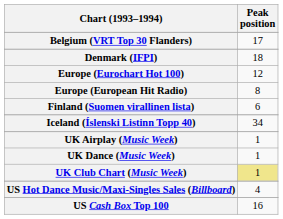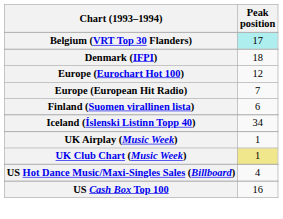(258, 40) no background -> (258, 40) paleturquoise background
(258, 90) 8 -> (258, 90) 7
- row: (121, 156)
